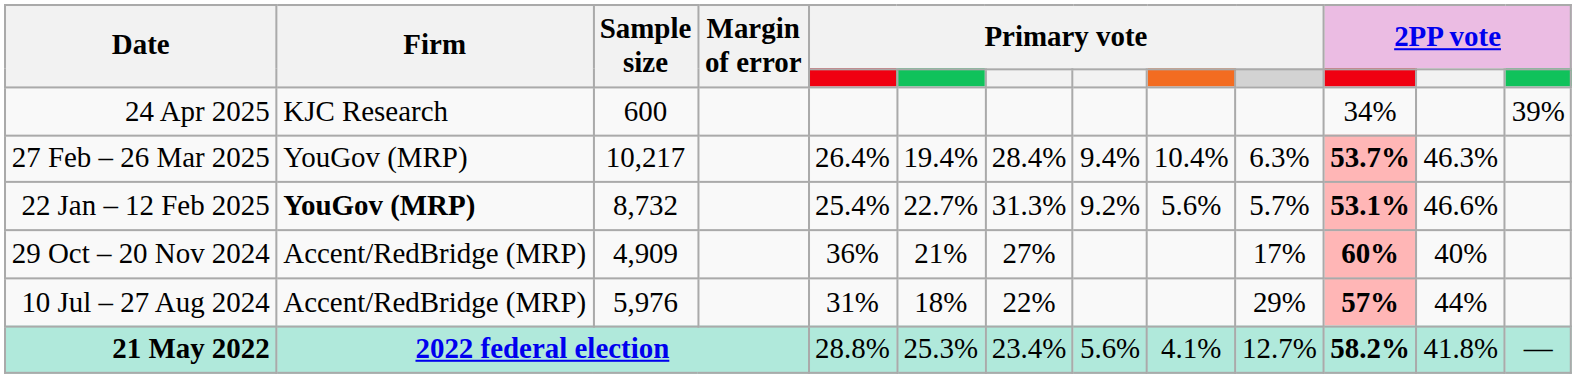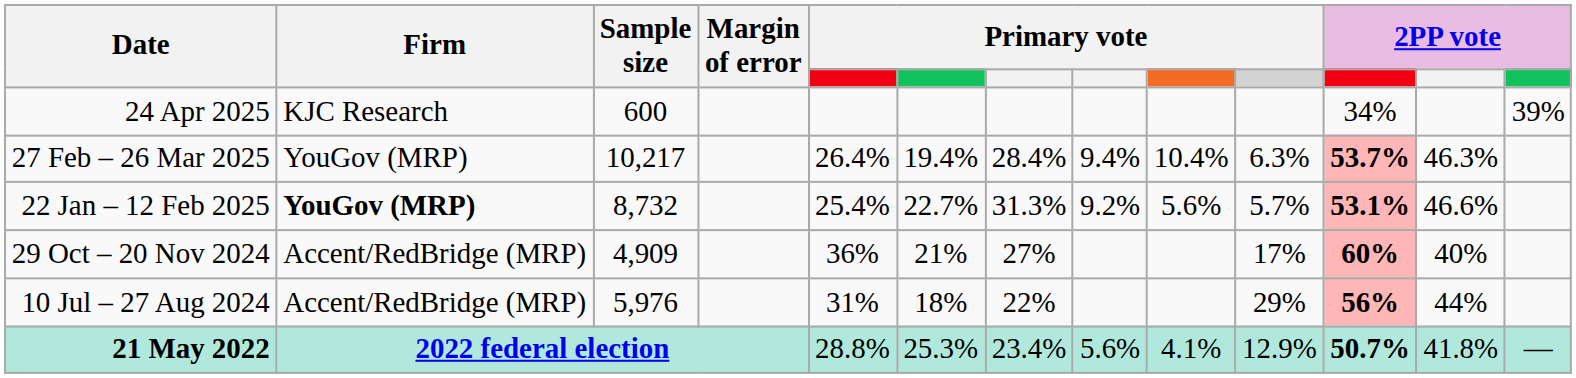(1370, 301) 57% -> (1370, 301) 56%
(1279, 349) 12.7% -> (1279, 349) 12.9%
(1370, 349) 58.2% -> (1370, 349) 50.7%
